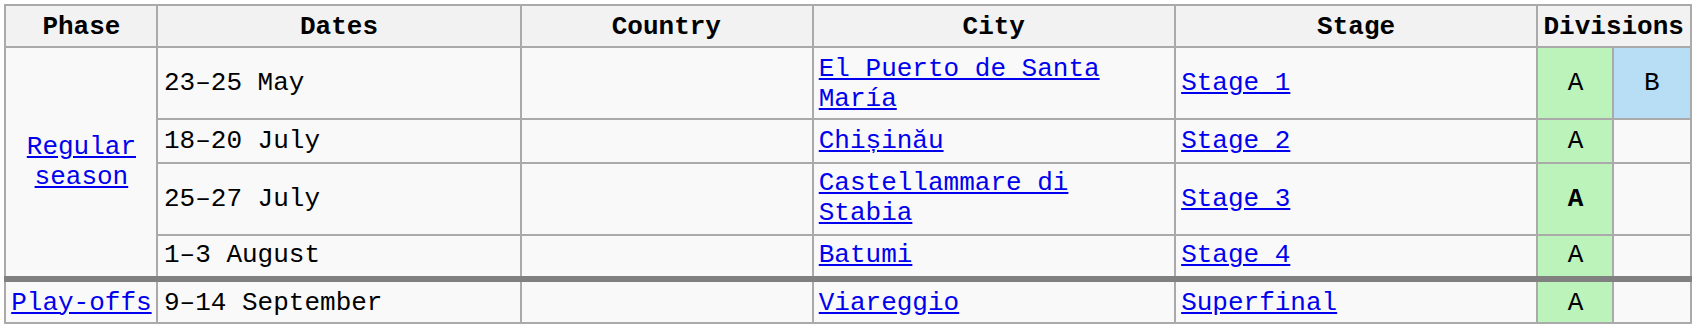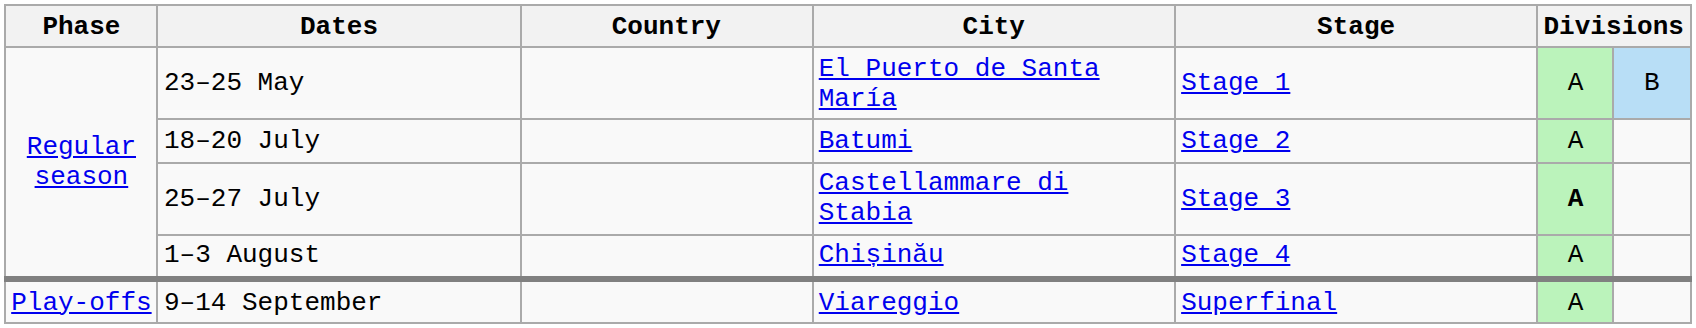(881, 141) Chișinău -> (866, 141) Batumi
(866, 256) Batumi -> (881, 256) Chișinău
